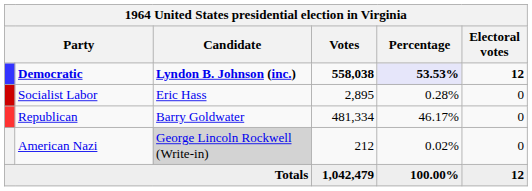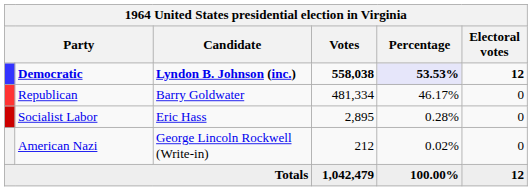rows swapped: (48, 117) <-> (58, 95)
(224, 146) lightgrey background -> (224, 146) no background
